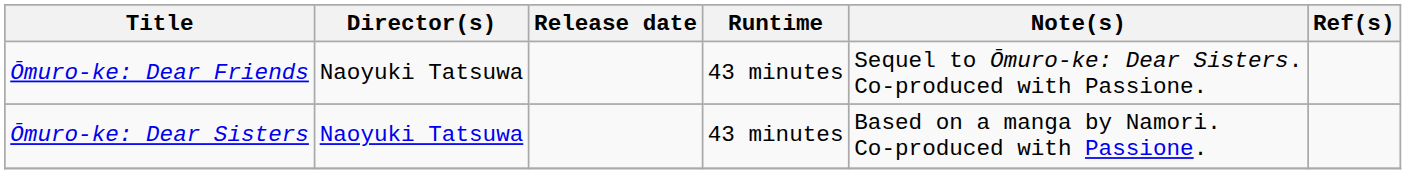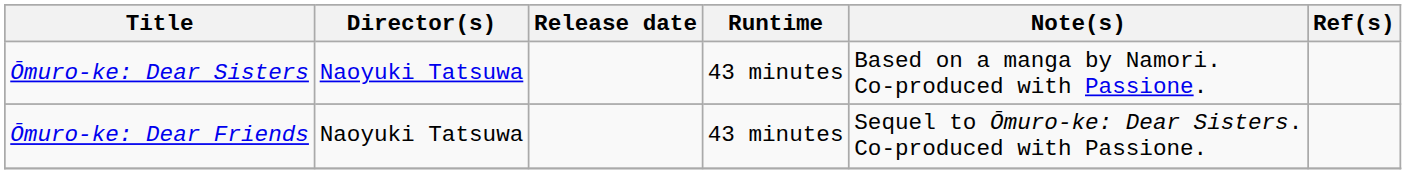rows swapped: (160, 136) <-> (160, 73)
